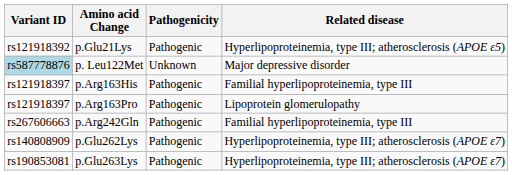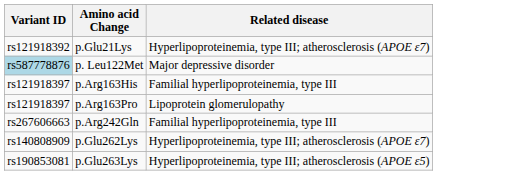- column: (184, 20)
(365, 46) Hyperlipoproteinemia, type III; atherosclerosis (APOE ε5) -> (289, 46) Hyperlipoproteinemia, type III; atherosclerosis (APOE ε7)
(365, 160) Hyperlipoproteinemia, type III; atherosclerosis (APOE ε7) -> (289, 160) Hyperlipoproteinemia, type III; atherosclerosis (APOE ε5)
